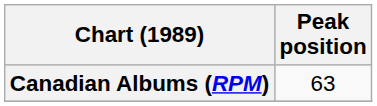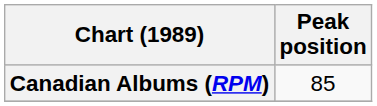(323, 82) 63 -> (323, 82) 85
